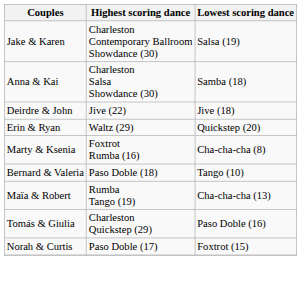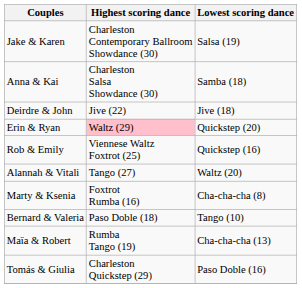(111, 127) no background -> (111, 127) pink background
+ row: (35, 150)
+ row: (43, 172)
- row: (40, 246)
